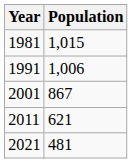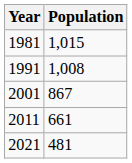(66, 68) 1,006 -> (66, 68) 1,008
(60, 119) 621 -> (60, 119) 661
